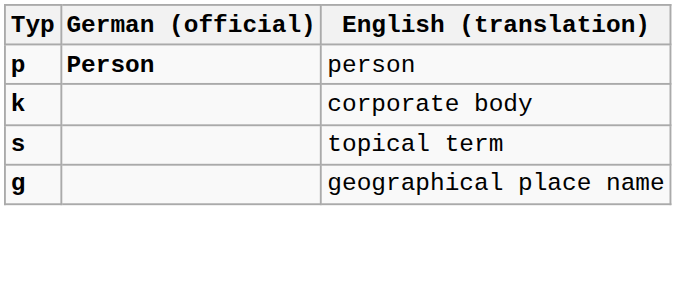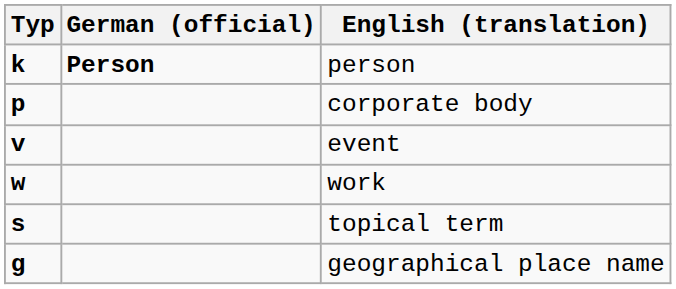(18, 65) p -> (18, 65) k
(18, 105) k -> (18, 105) p
+ row: (364, 144)
+ row: (357, 184)
